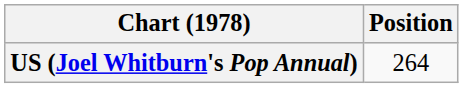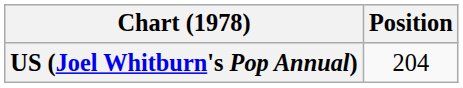(411, 62) 264 -> (411, 62) 204
